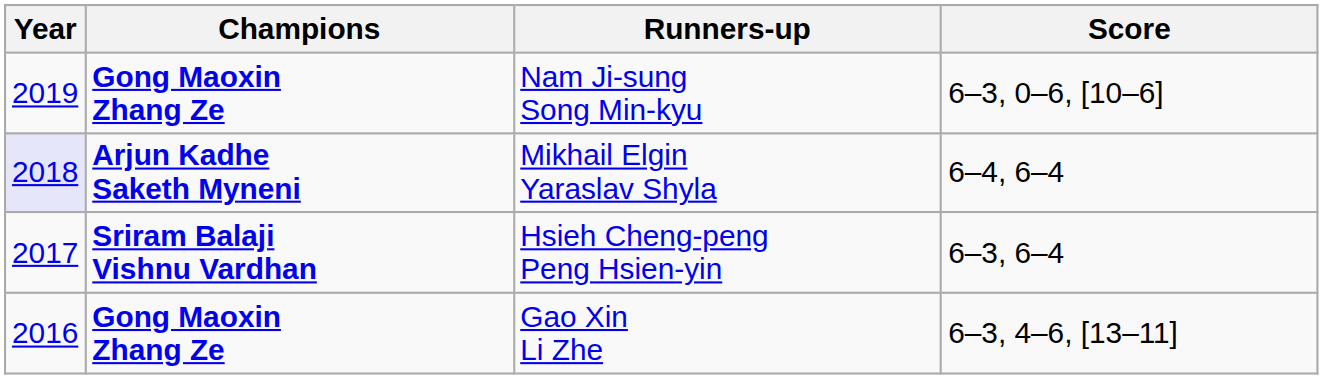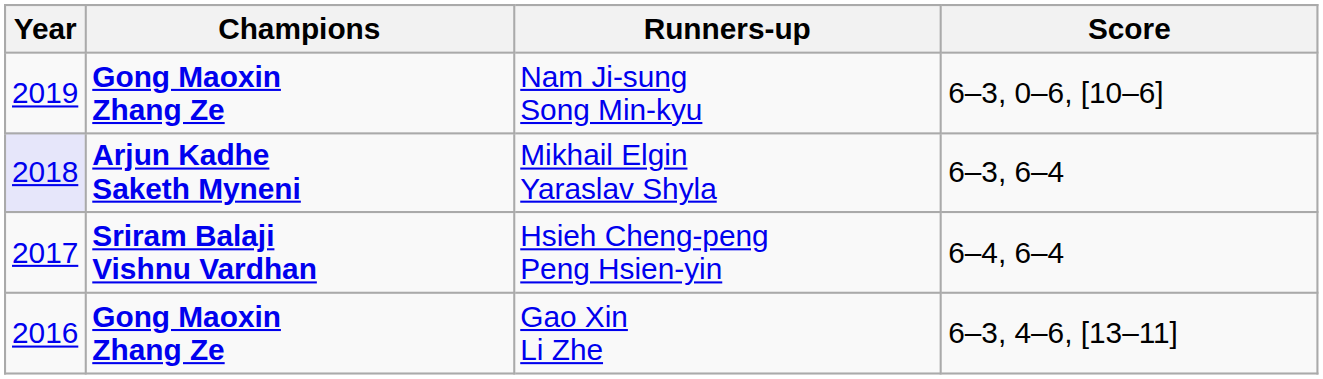(1006, 173) 6–4, 6–4 -> (1006, 173) 6–3, 6–4
(1006, 253) 6–3, 6–4 -> (1006, 253) 6–4, 6–4
